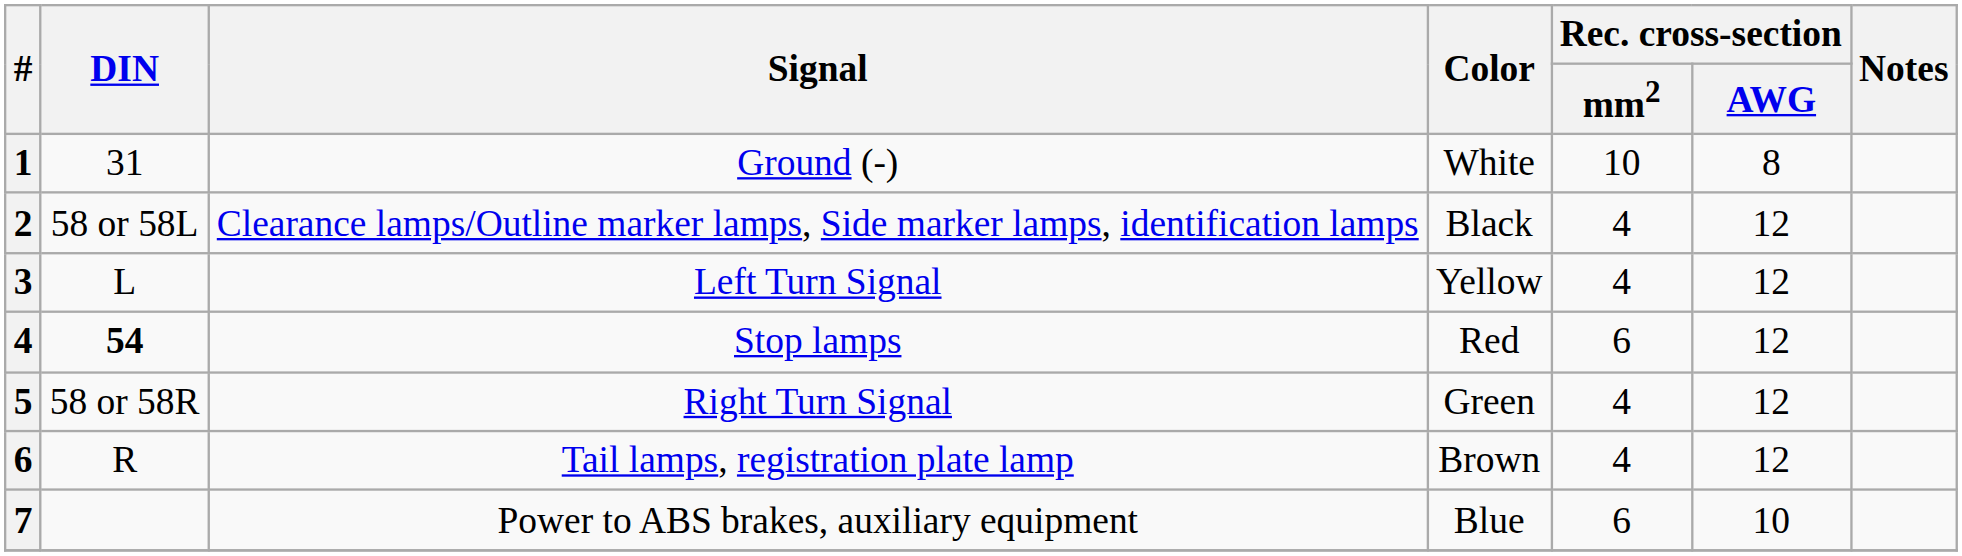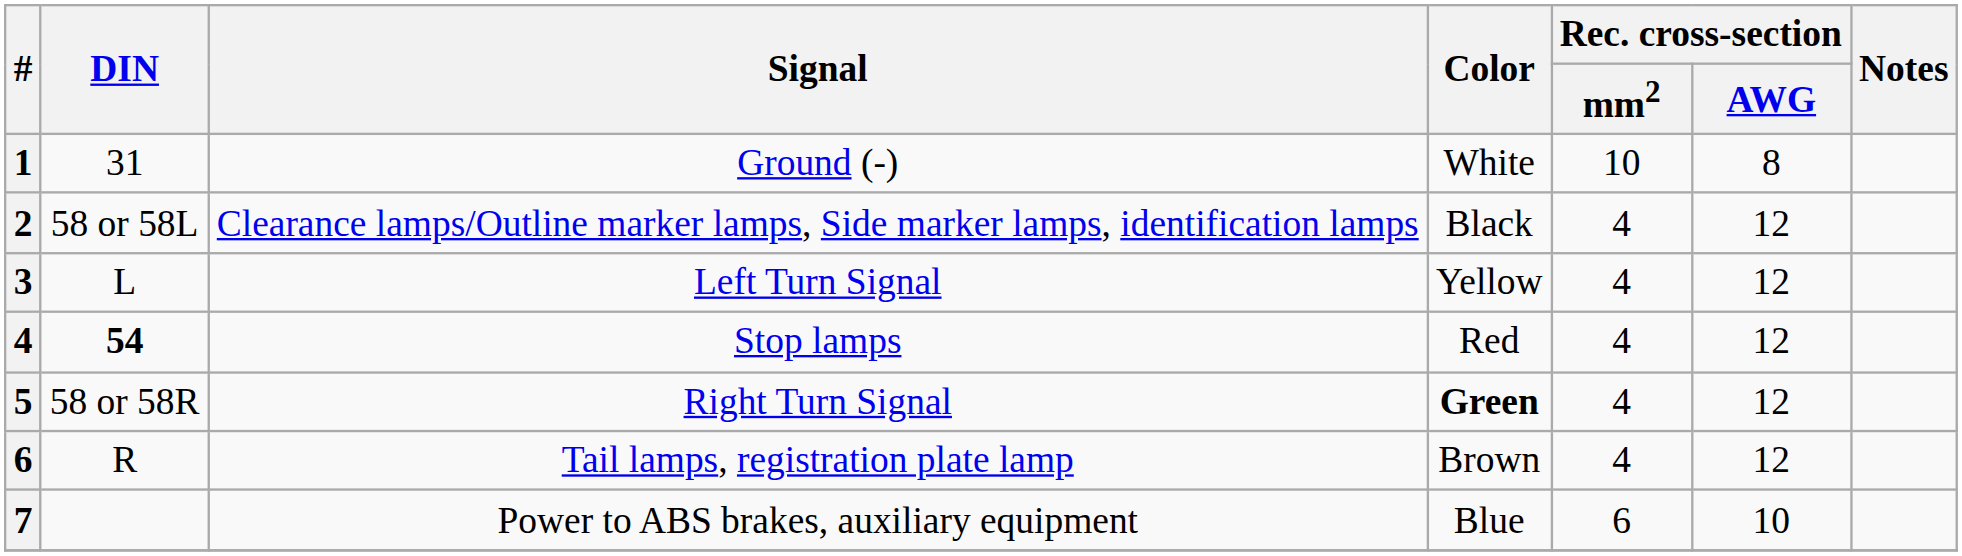(1622, 341) 6 -> (1622, 341) 4
(1489, 400) normal -> (1489, 400) bold
